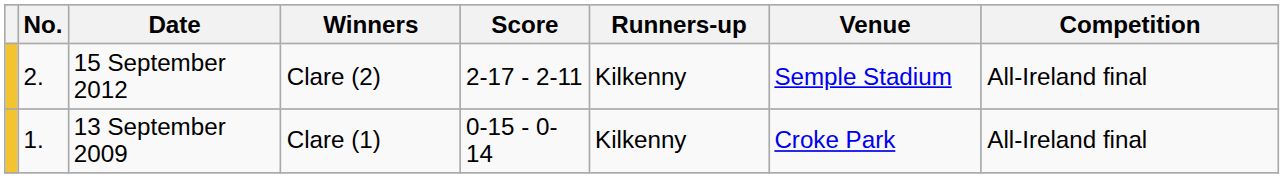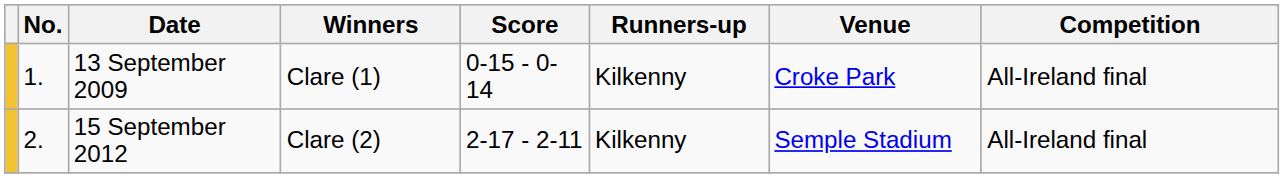rows swapped: (150, 141) <-> (150, 76)
